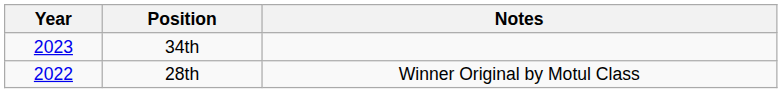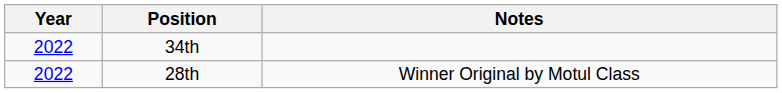(53, 47) 2023 -> (53, 47) 2022
